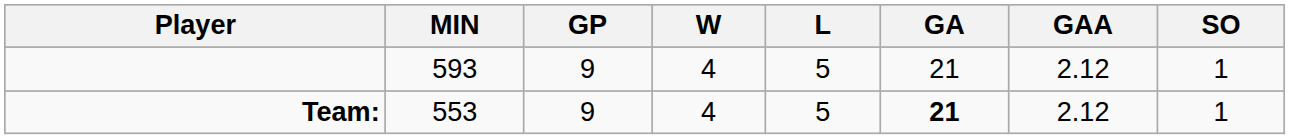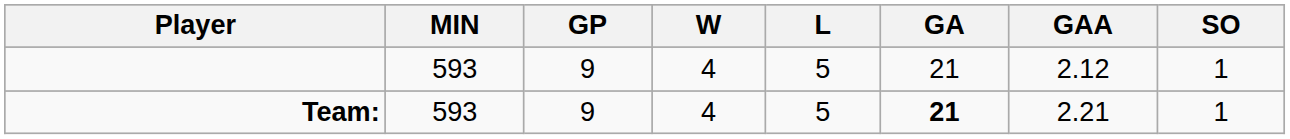(455, 111) 553 -> (455, 111) 593
(1083, 111) 2.12 -> (1083, 111) 2.21
